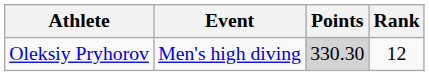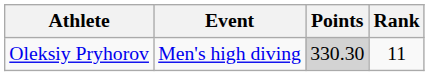(397, 53) 12 -> (397, 53) 11
